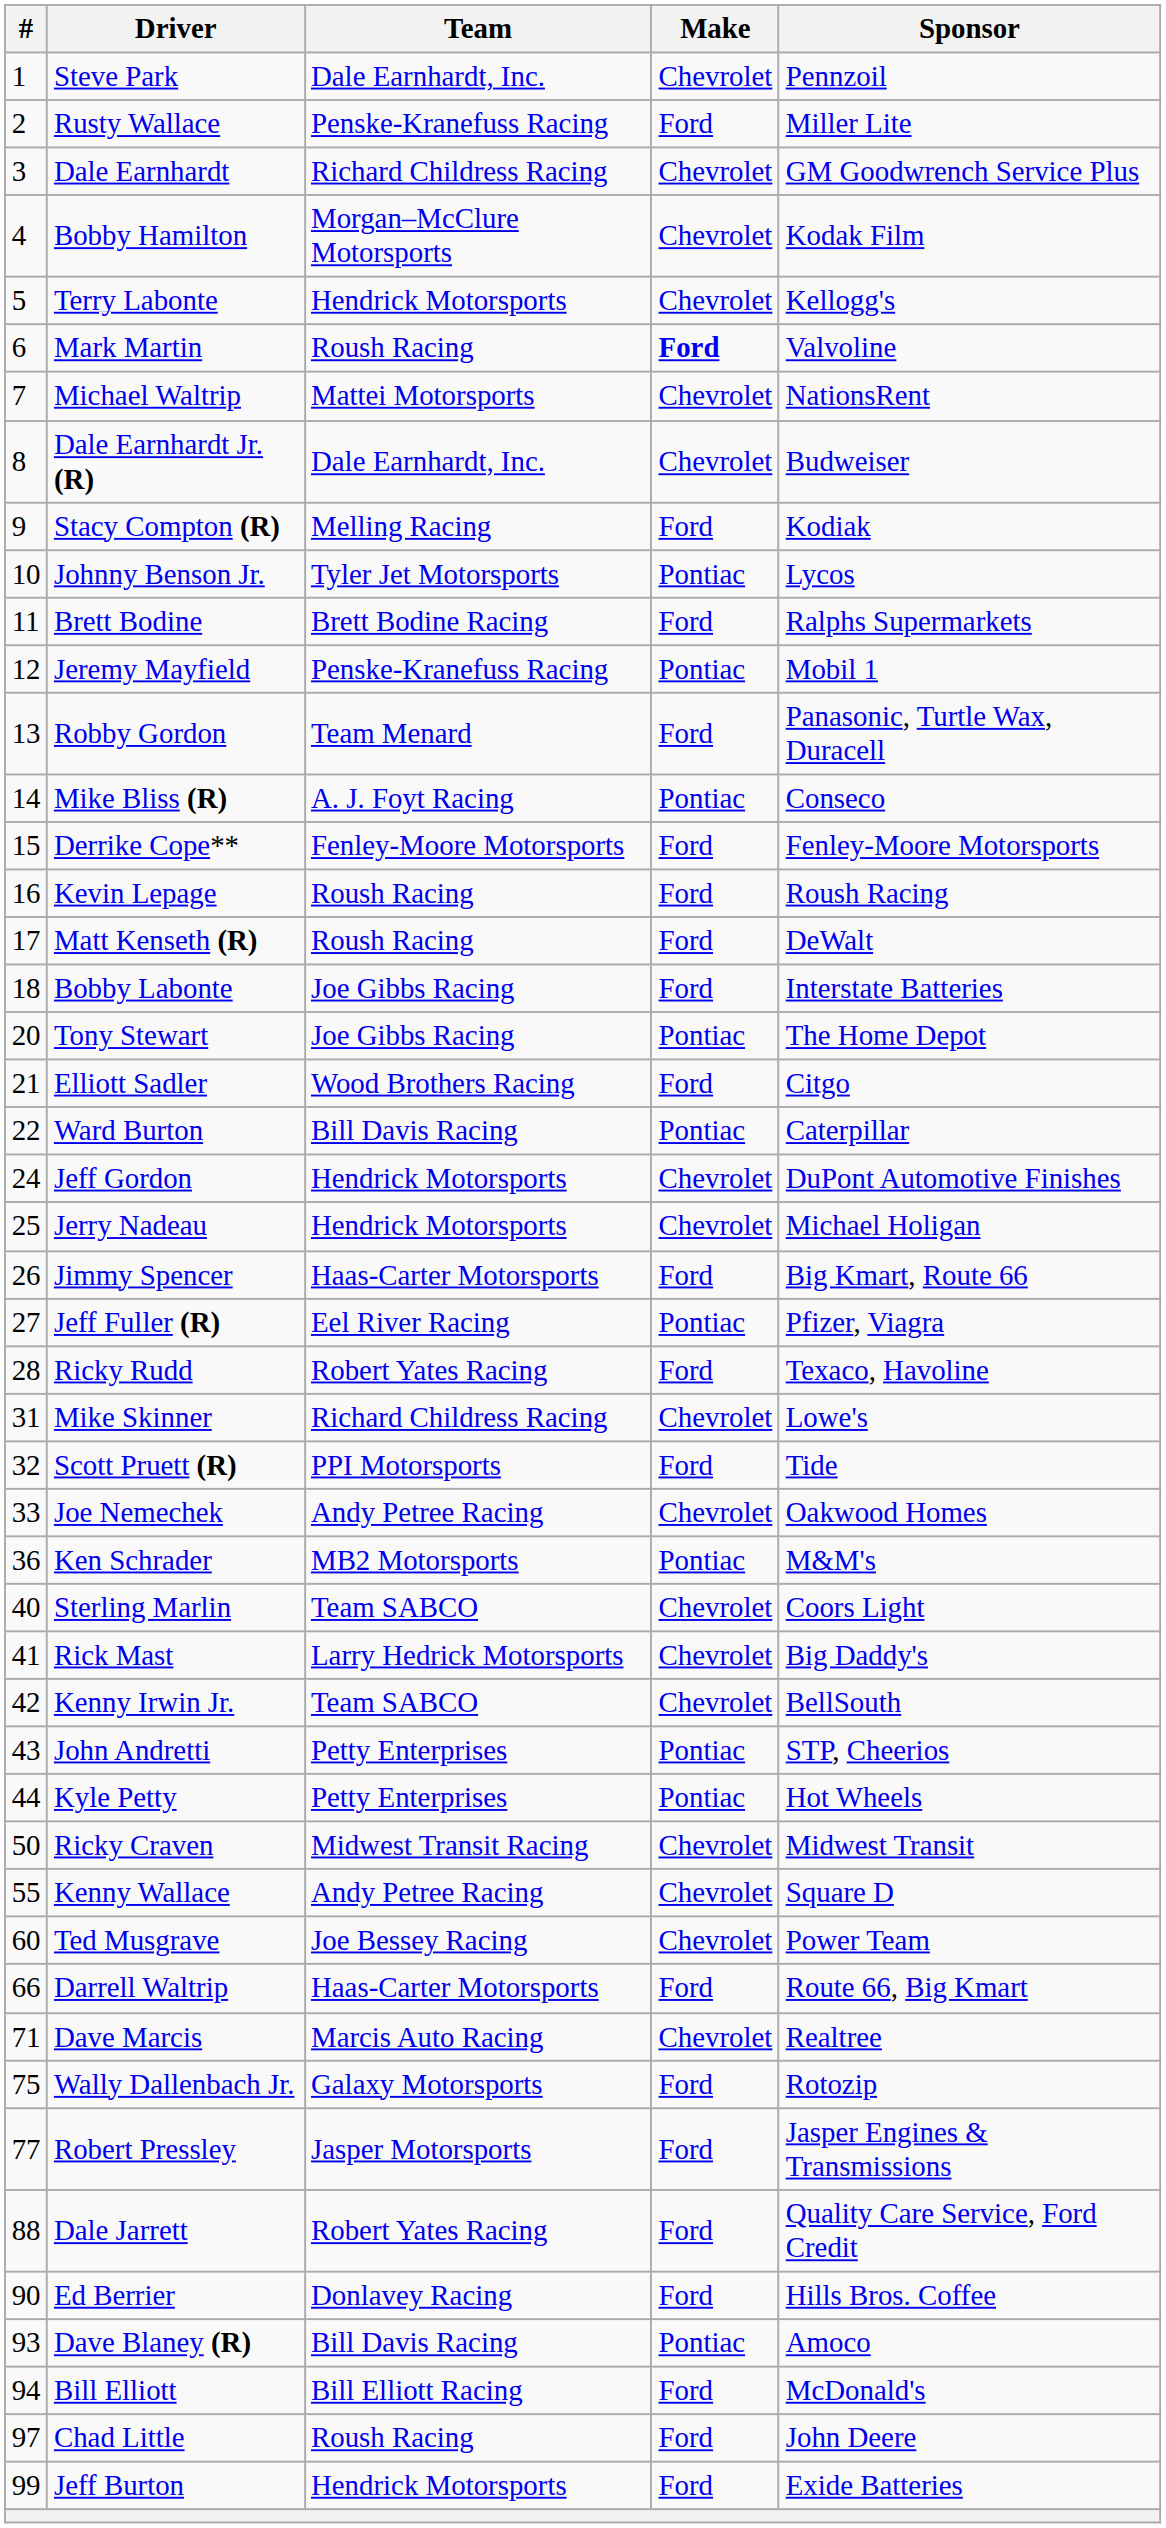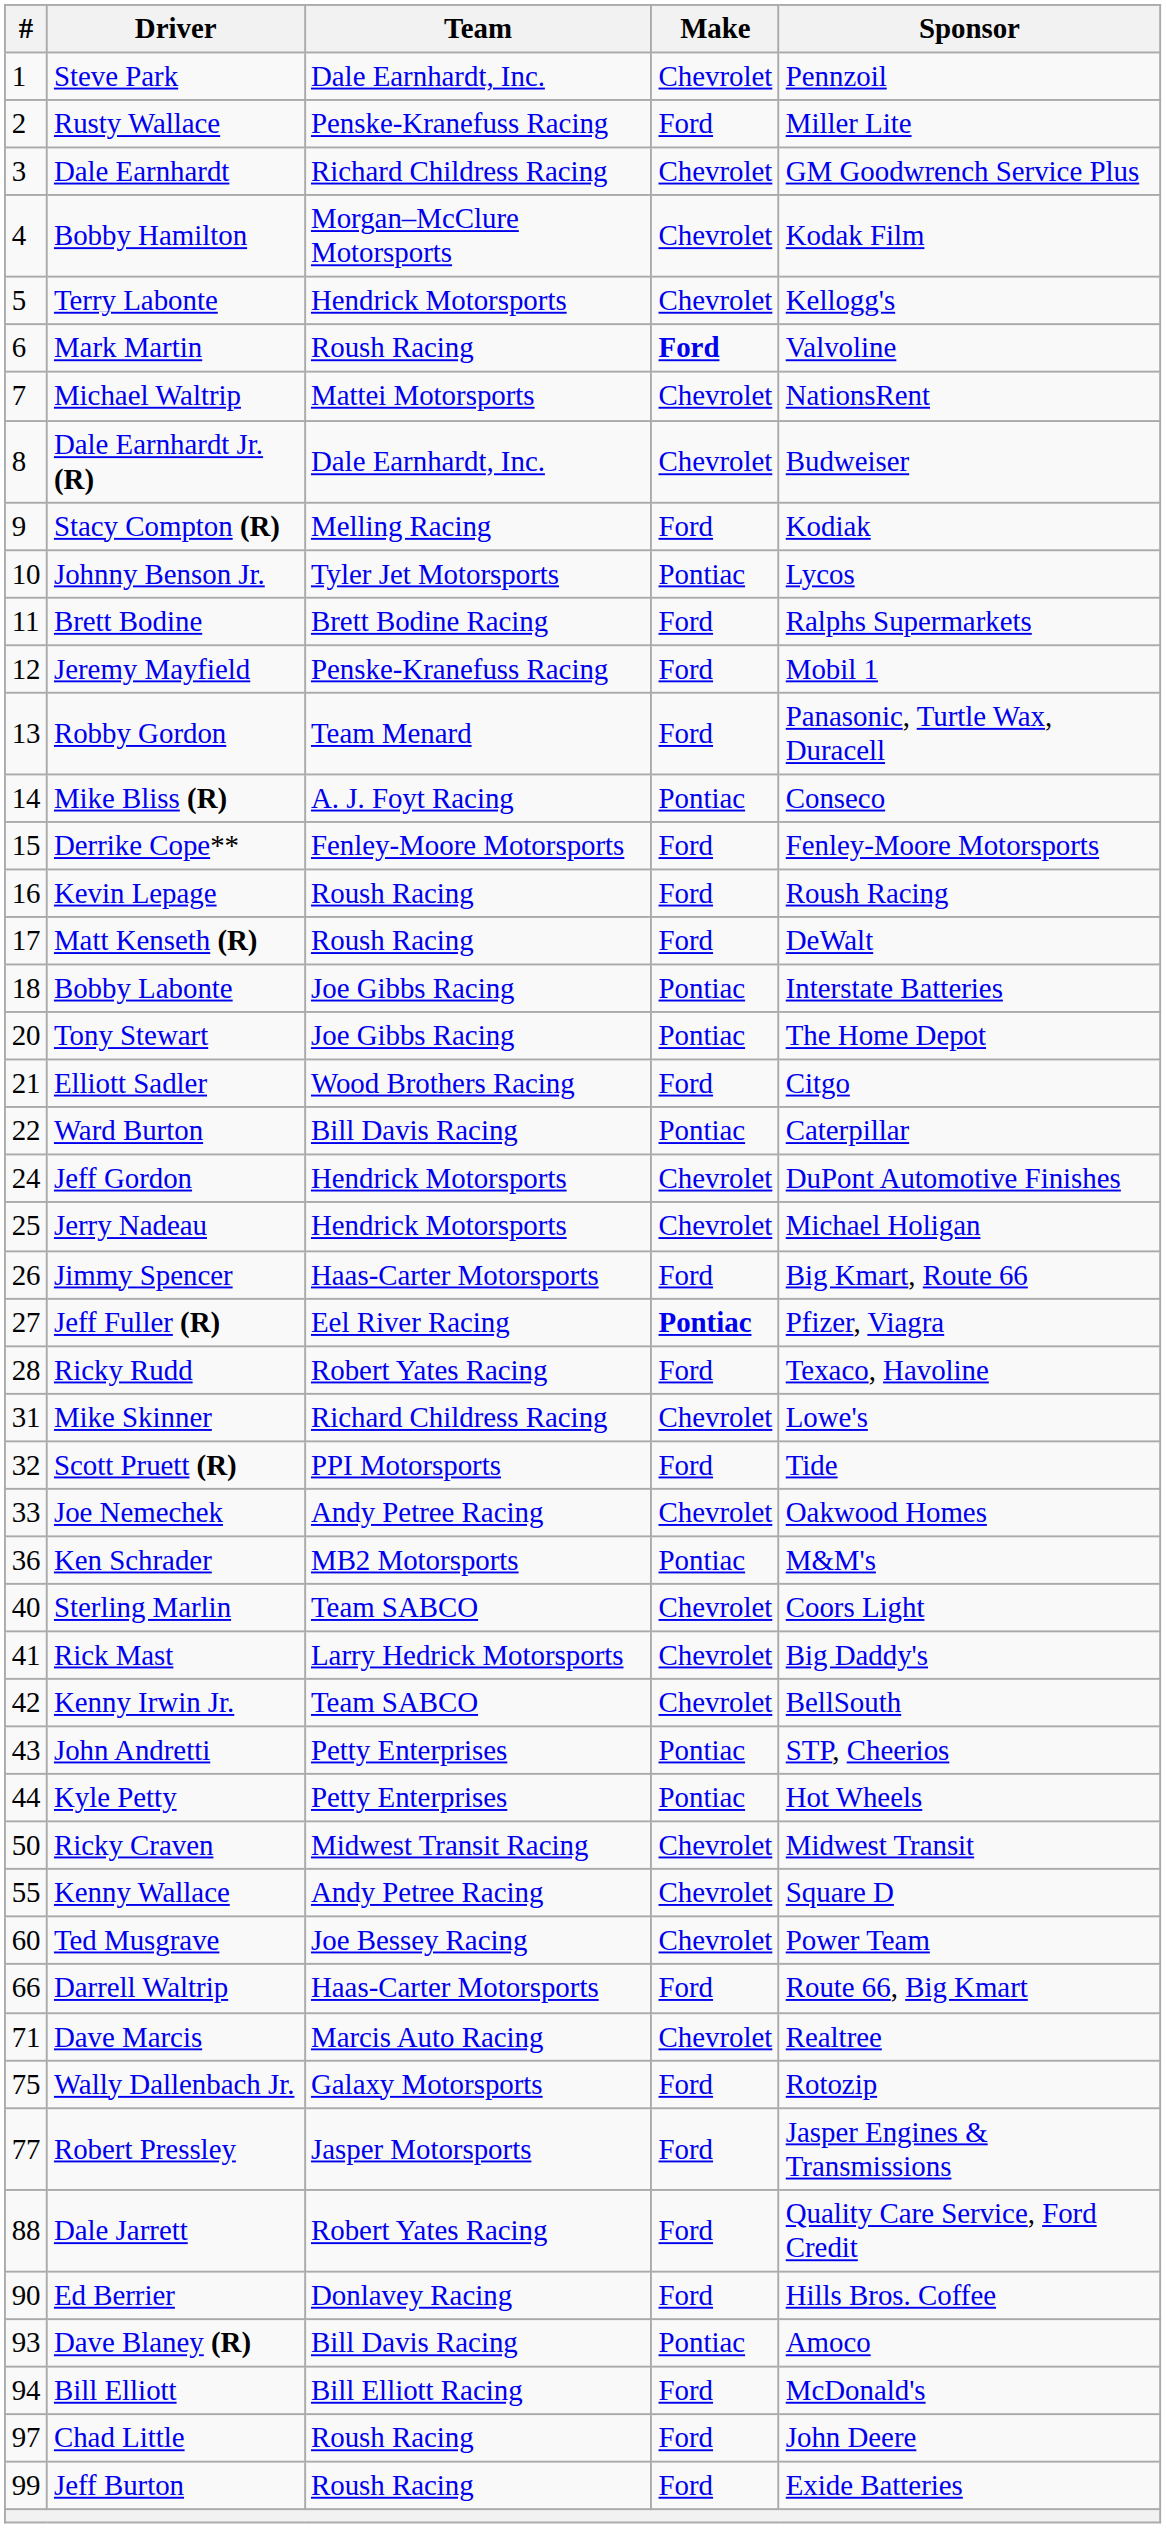(702, 668) Pontiac -> (686, 668) Ford
(686, 988) Ford -> (702, 988) Pontiac
(702, 1321) normal -> (705, 1321) bold
(439, 2485) Hendrick Motorsports -> (392, 2485) Roush Racing
